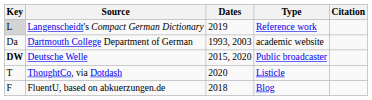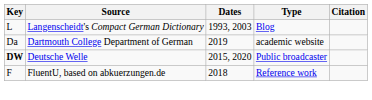(9, 27) lightgrey background -> (9, 27) no background
(218, 27) 2019 -> (230, 27) 1993, 2003
(286, 27) Reference work -> (265, 27) Blog
(230, 42) 1993, 2003 -> (218, 42) 2019
- row: (75, 73)
(265, 88) Blog -> (286, 73) Reference work
